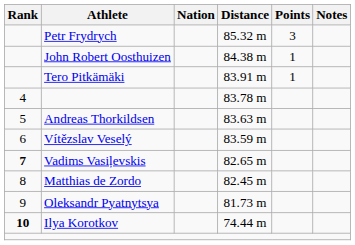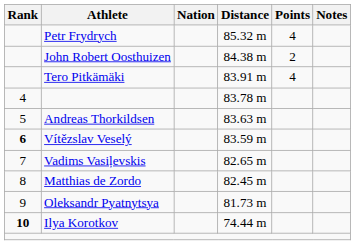(293, 35) 3 -> (293, 35) 4
(293, 56) 1 -> (293, 56) 2
(293, 77) 1 -> (293, 77) 4
(23, 139) normal -> (23, 139) bold
(23, 160) bold -> (23, 160) normal
